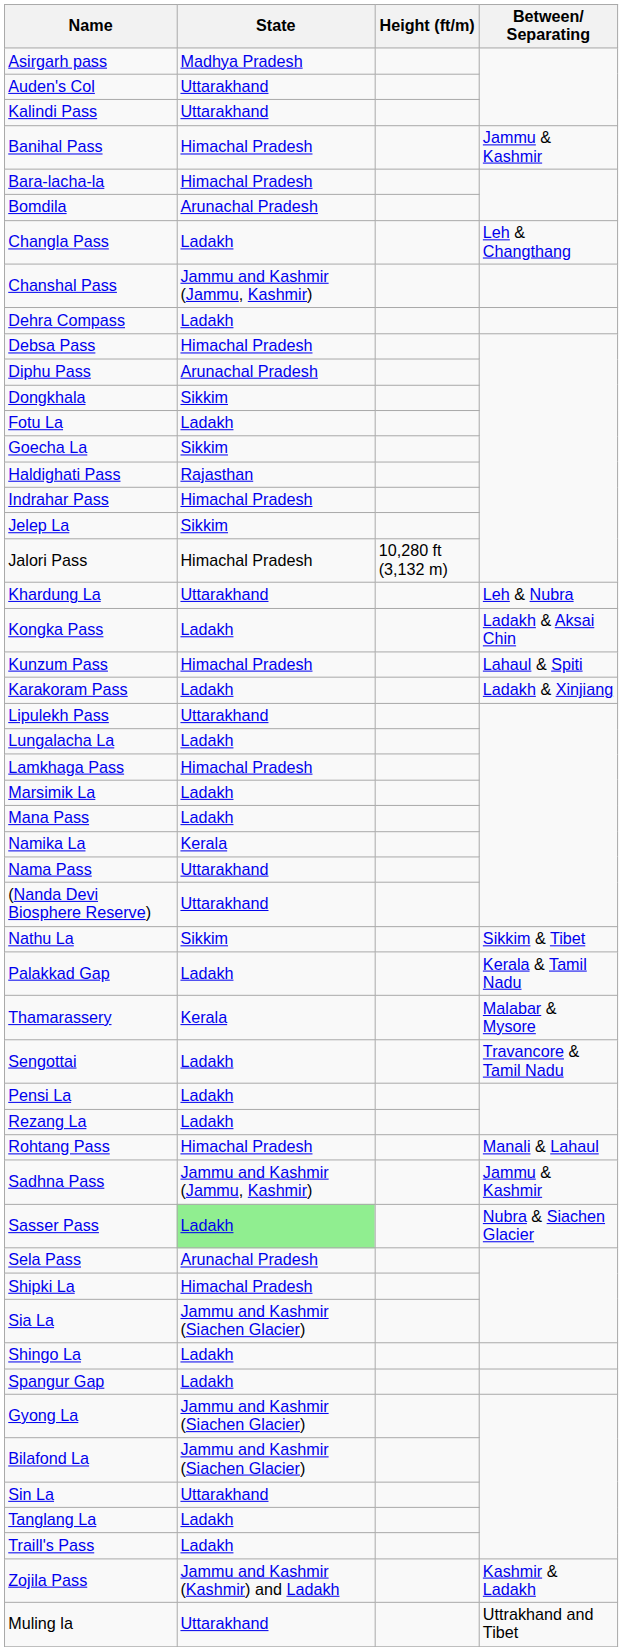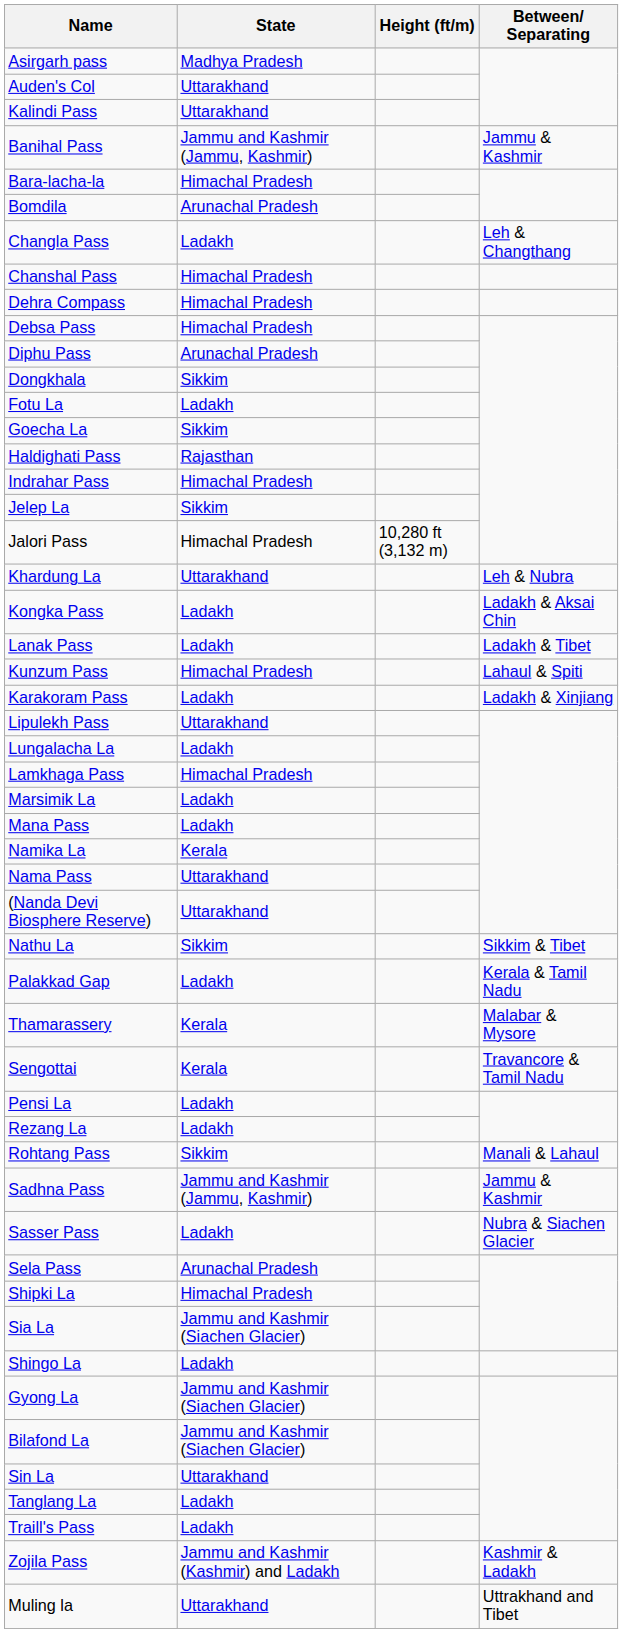(246, 147) Himachal Pradesh -> (255, 147) Jammu and Kashmir (Jammu, Kashmir)
(255, 285) Jammu and Kashmir (Jammu, Kashmir) -> (246, 276) Himachal Pradesh
(207, 320) Ladakh -> (246, 302) Himachal Pradesh
+ row: (50, 646)
(207, 1061) Ladakh -> (204, 1068) Kerala
(246, 1147) Himachal Pradesh -> (204, 1154) Sikkim
(207, 1225) lightgreen background -> (207, 1233) no background
- row: (56, 1381)
